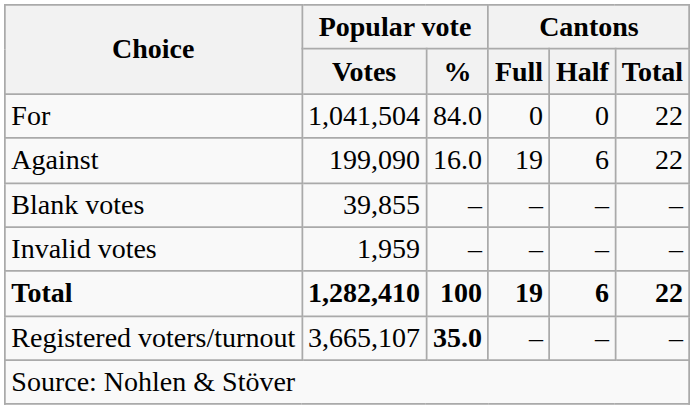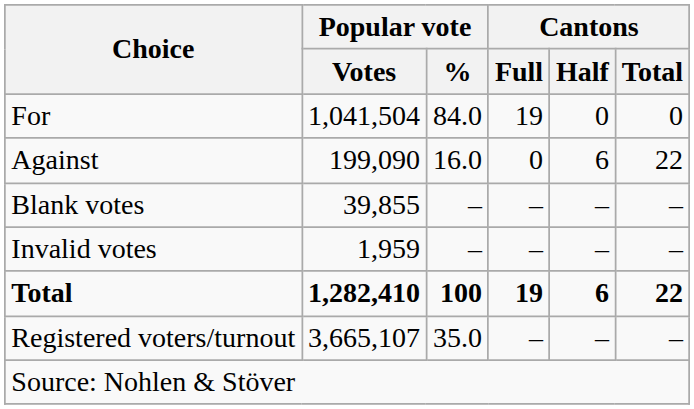(536, 115) 0 -> (529, 115) 19
(669, 115) 22 -> (676, 115) 0
(529, 159) 19 -> (536, 159) 0
(457, 337) bold -> (457, 337) normal
